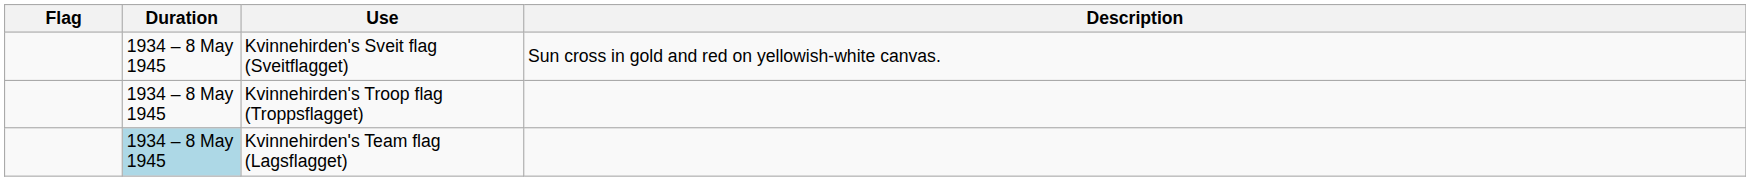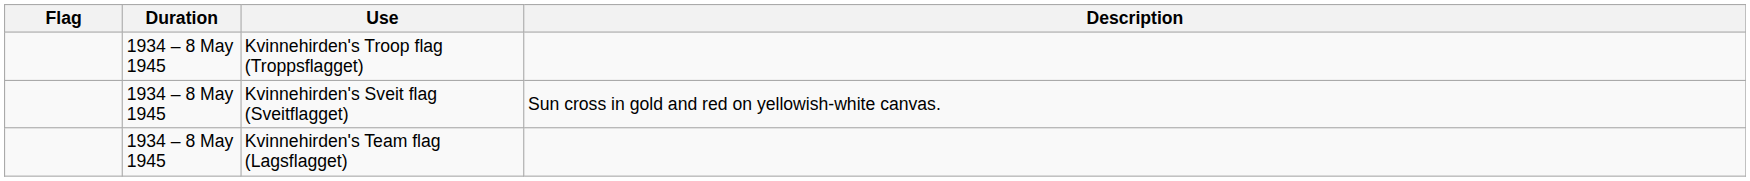rows swapped: (341, 56) <-> (344, 103)
(180, 151) lightblue background -> (180, 151) no background
